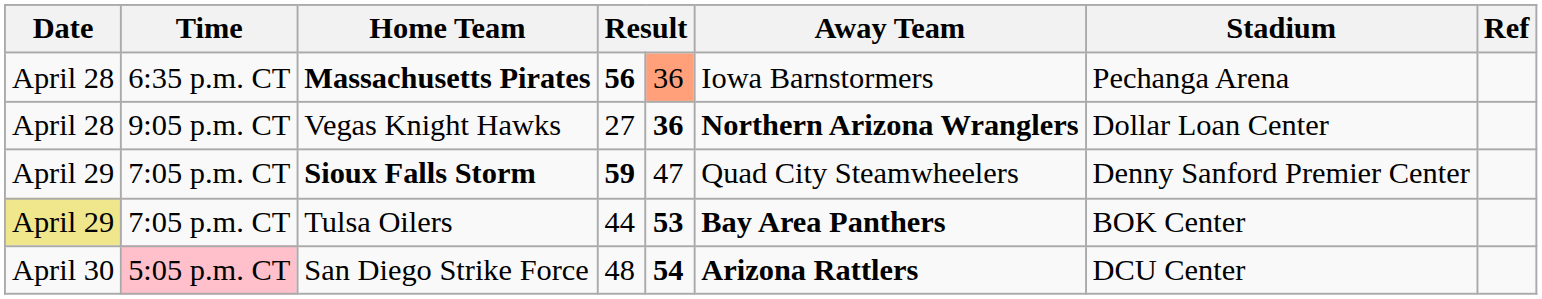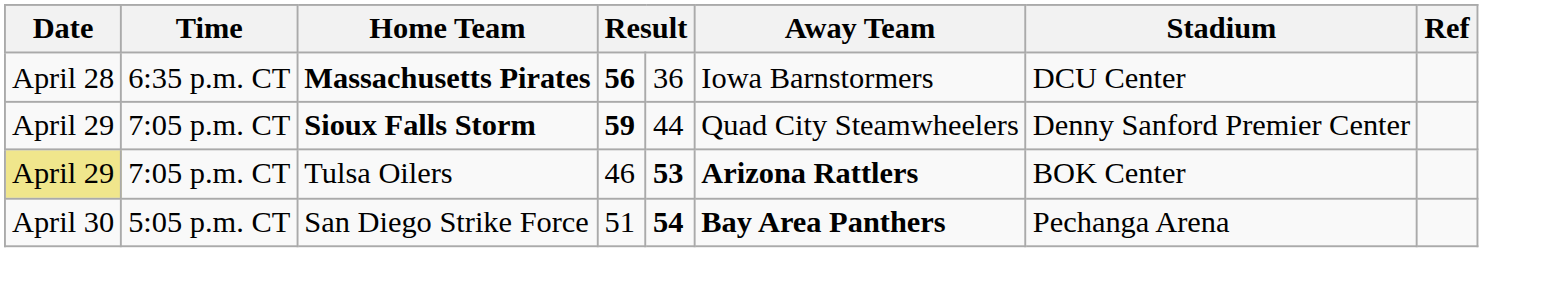(668, 76) lightsalmon background -> (668, 76) no background
(1191, 76) Pechanga Arena -> (1109, 76) DCU Center
- row: (433, 125)
(668, 173) 47 -> (668, 125) 44
(620, 221) 44 -> (620, 173) 46
(823, 221) Bay Area Panthers -> (810, 173) Arizona Rattlers
(209, 269) pink background -> (209, 221) no background
(620, 269) 48 -> (620, 221) 51
(810, 269) Arizona Rattlers -> (823, 221) Bay Area Panthers
(1169, 269) DCU Center -> (1131, 221) Pechanga Arena
